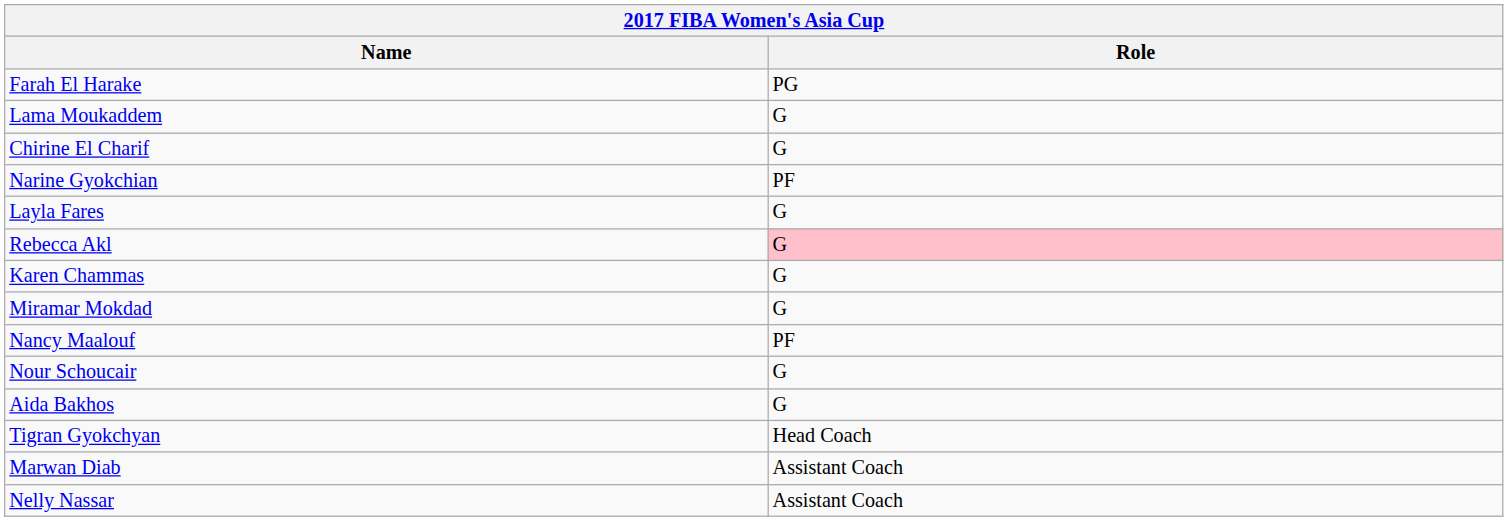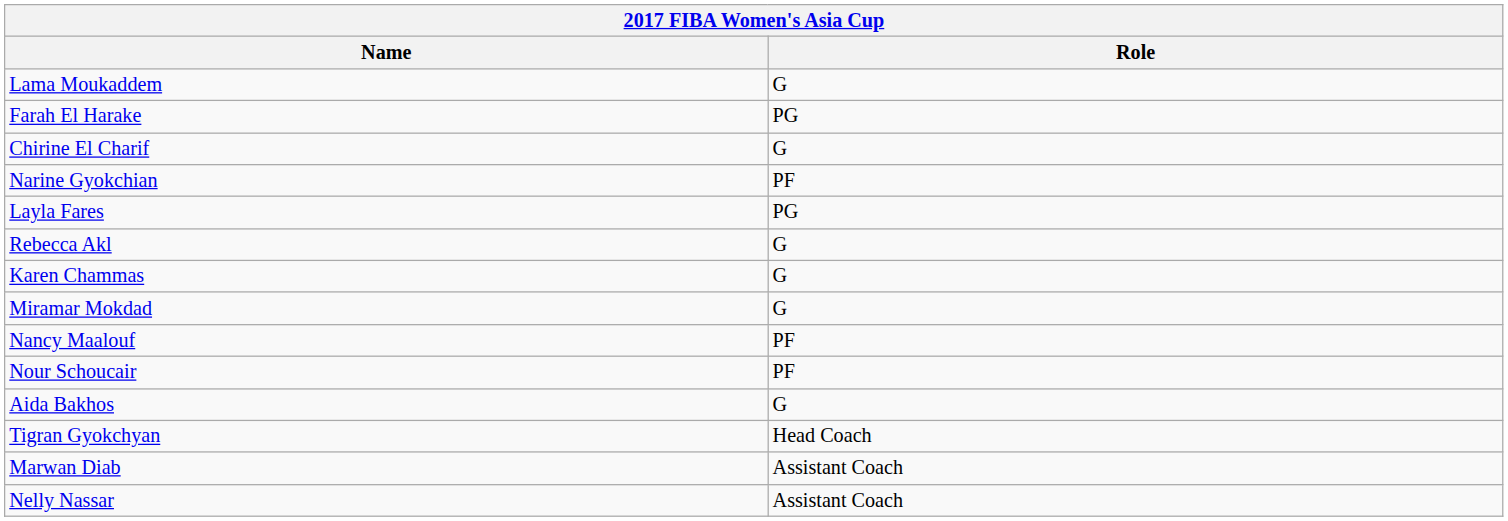rows swapped: (75, 84) <-> (86, 116)
(780, 212) G -> (785, 212) PG
(780, 244) pink background -> (780, 244) no background
(780, 372) G -> (784, 372) PF
